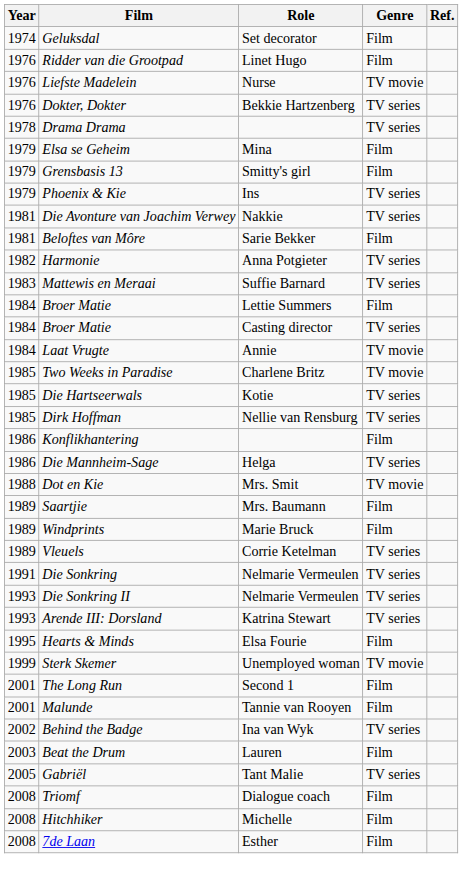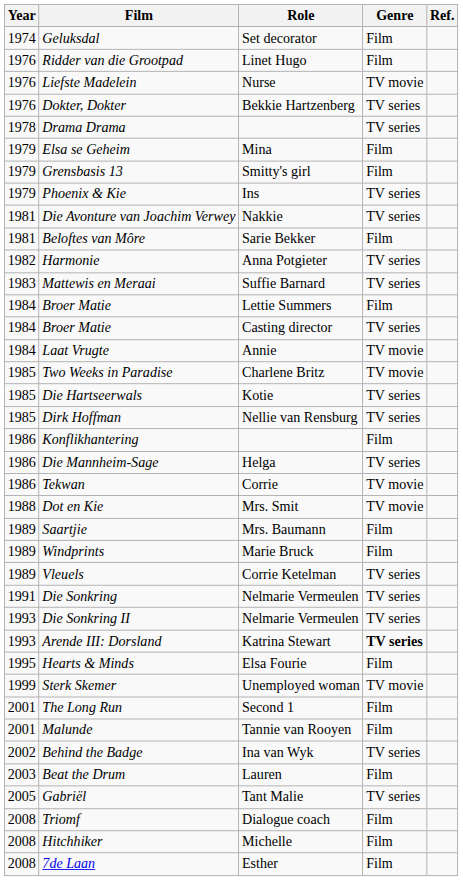+ row: (64, 484)
(393, 618) normal -> (394, 640) bold
